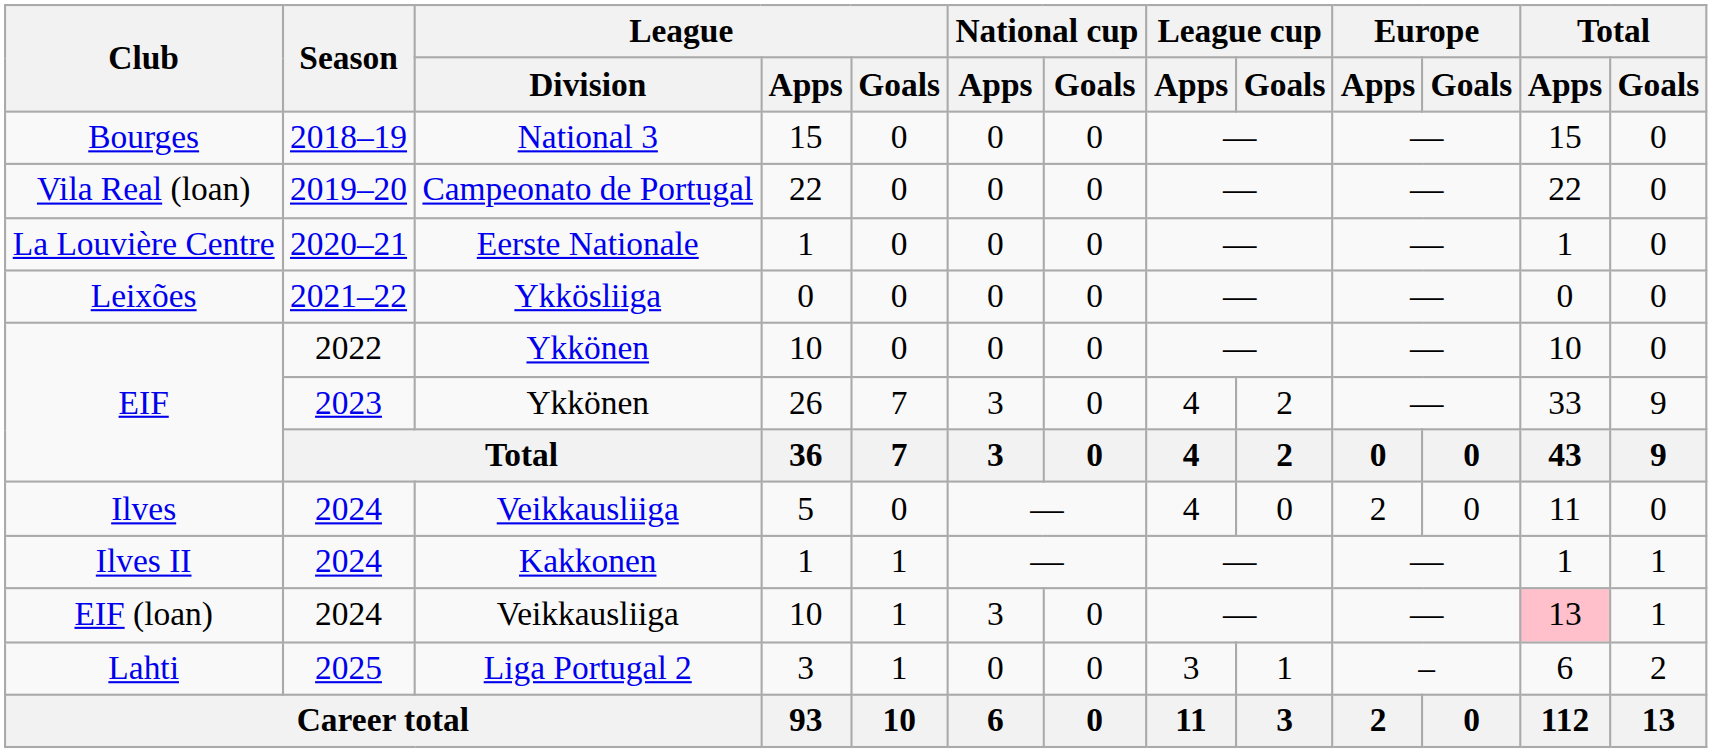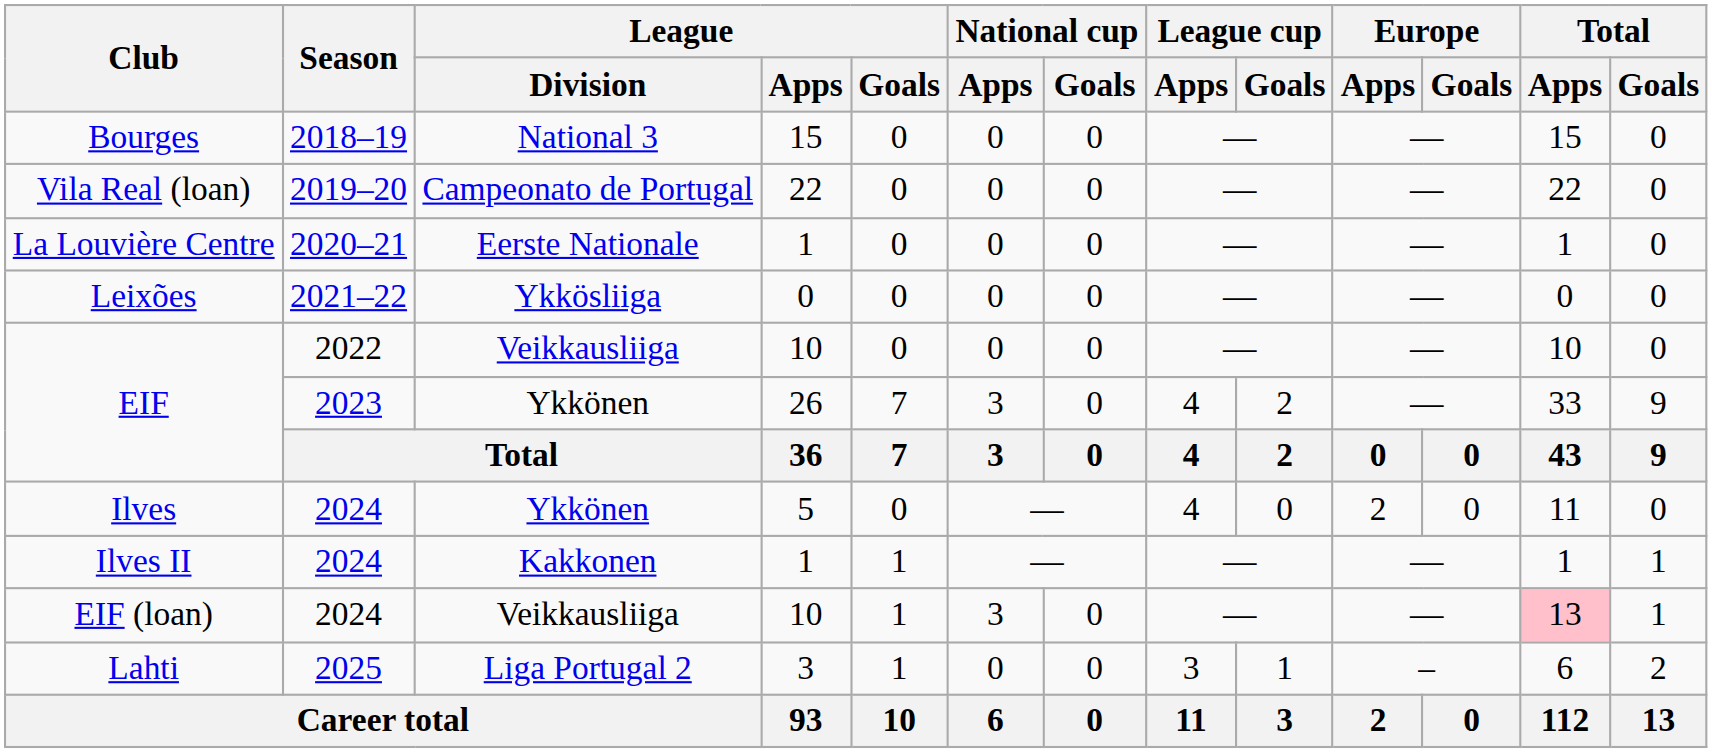(588, 349) Ykkönen -> (588, 349) Veikkausliiga
(588, 508) Veikkausliiga -> (588, 508) Ykkönen
